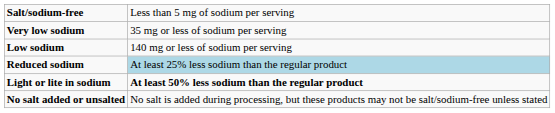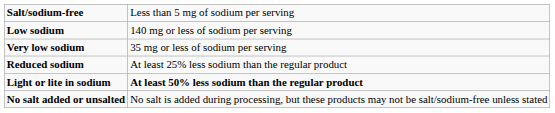rows swapped: (46, 30) <-> (35, 47)
(239, 64) lightblue background -> (239, 64) no background
